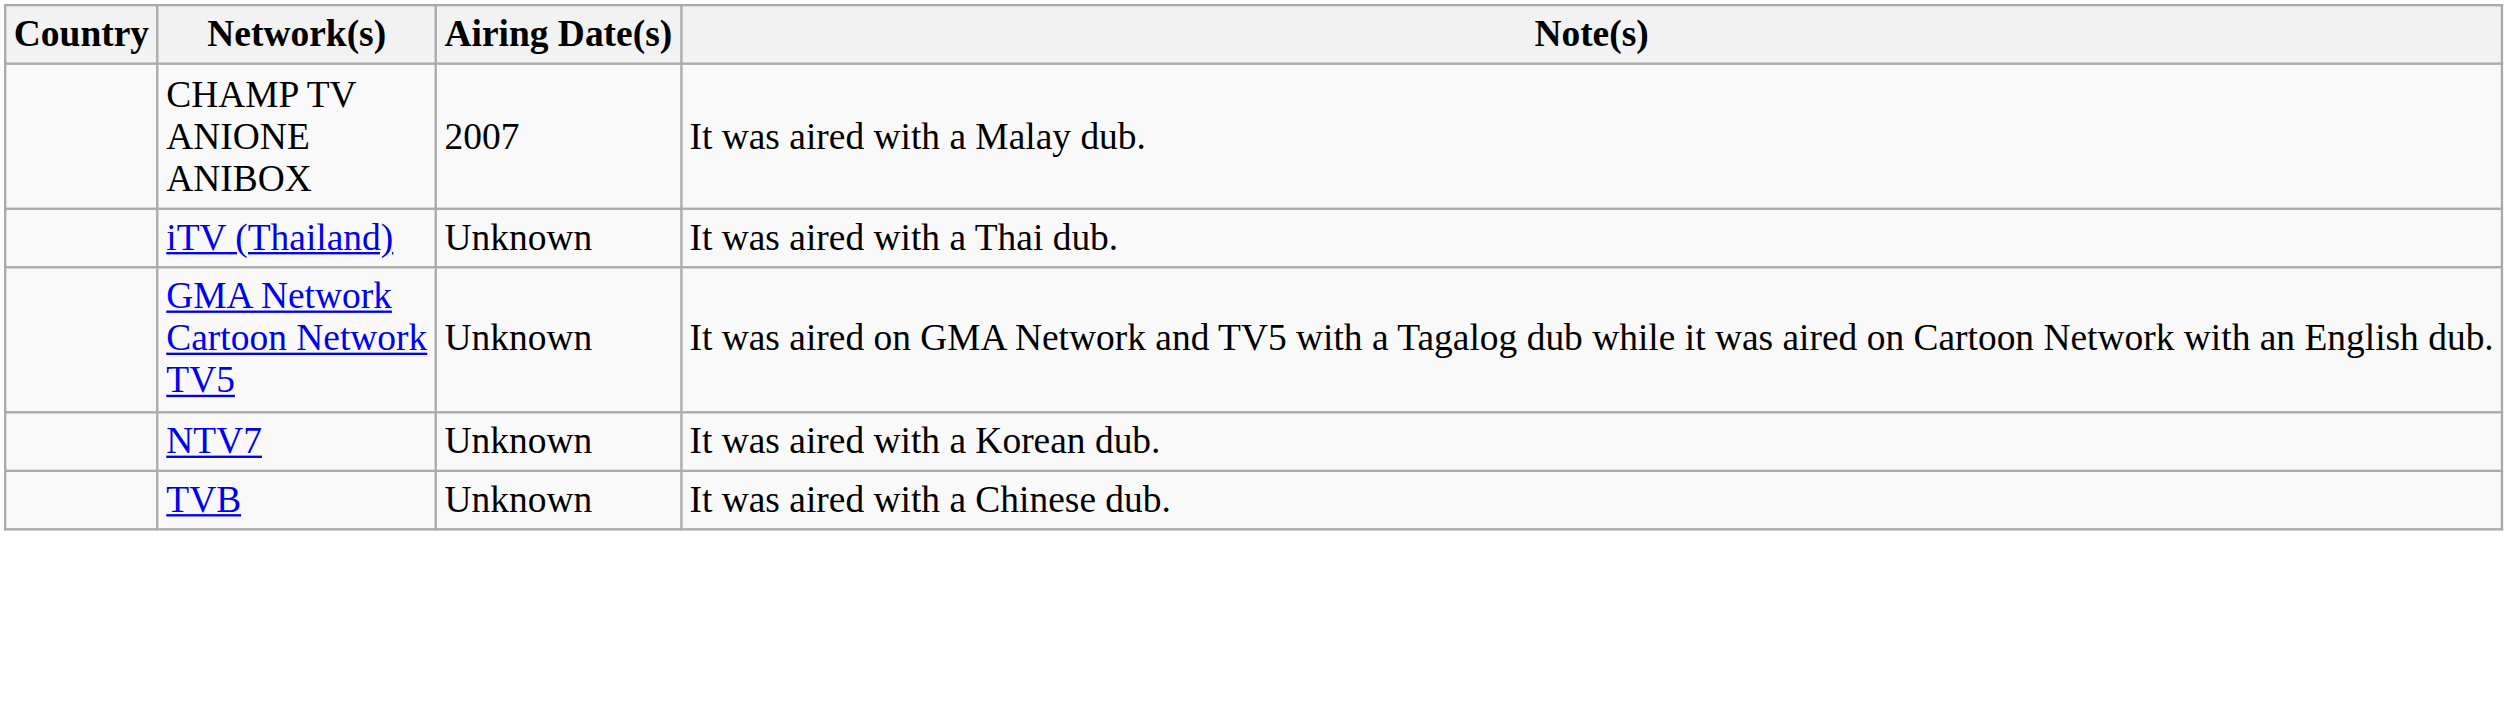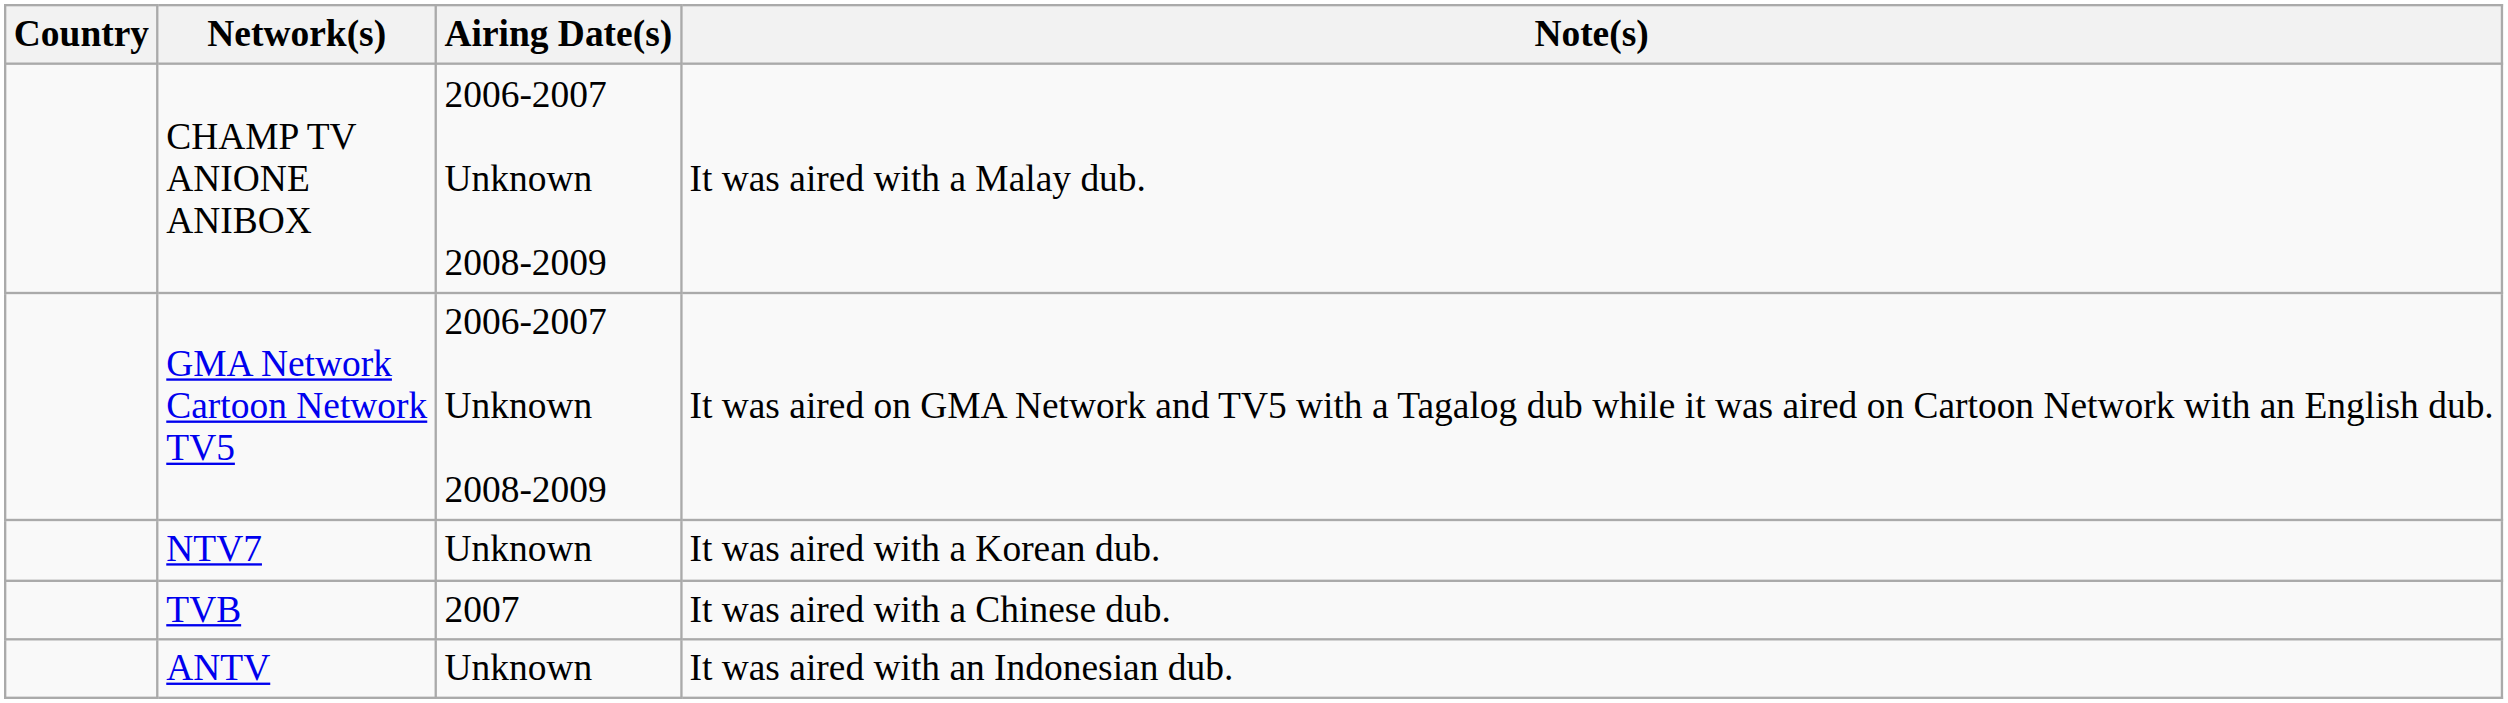(482, 135) 2007 -> (526, 177) 2006-2007 Unknown 2008-2009
- row: (280, 237)
(518, 338) Unknown -> (526, 405) 2006-2007 Unknown 2008-2009
(518, 499) Unknown -> (482, 608) 2007
+ row: (218, 668)
